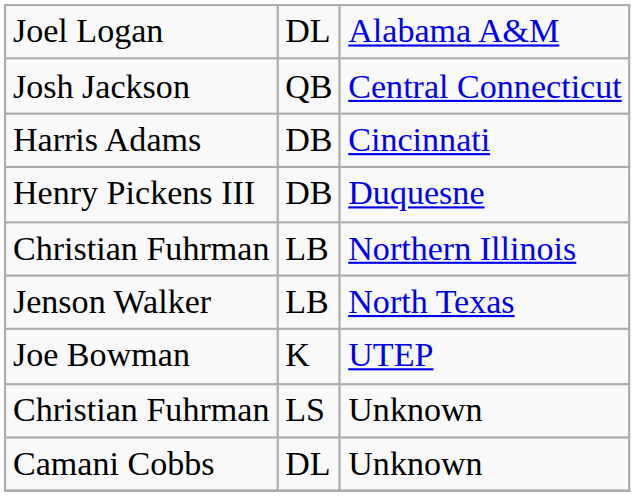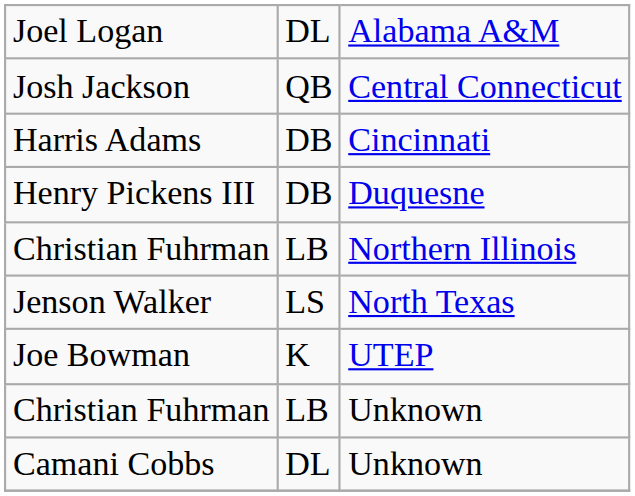(307, 301) LB -> (305, 301) LS
(305, 409) LS -> (307, 409) LB
